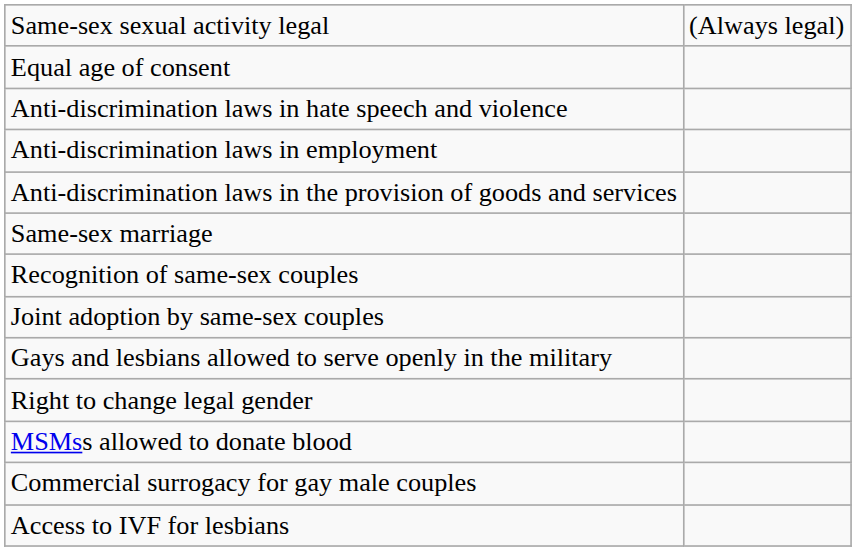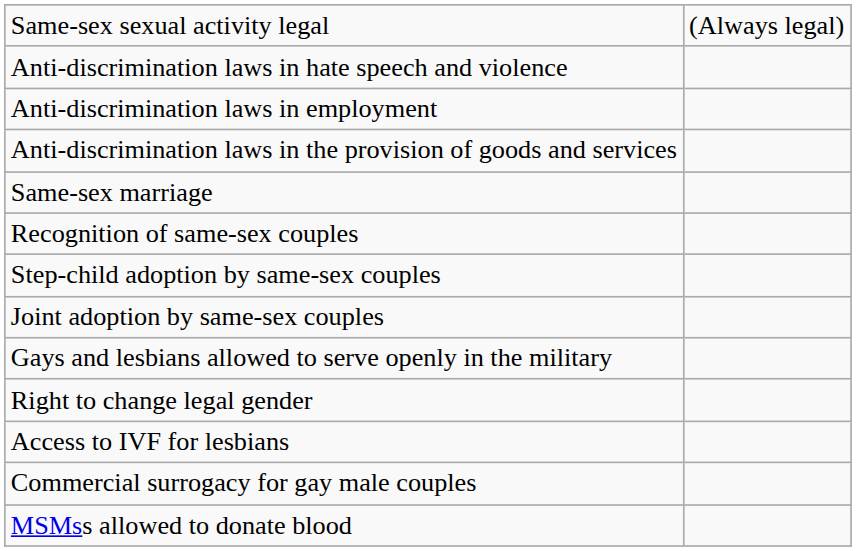- row: (121, 66)
+ row: (226, 274)
rows swapped: (150, 524) <-> (181, 441)
